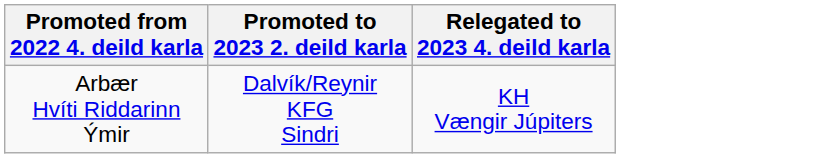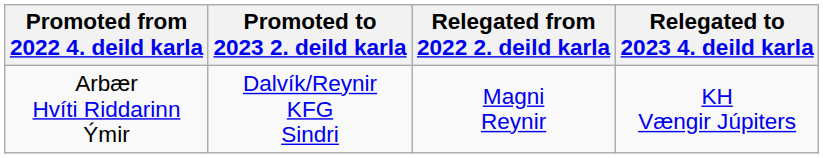+ column: (514, 35)
